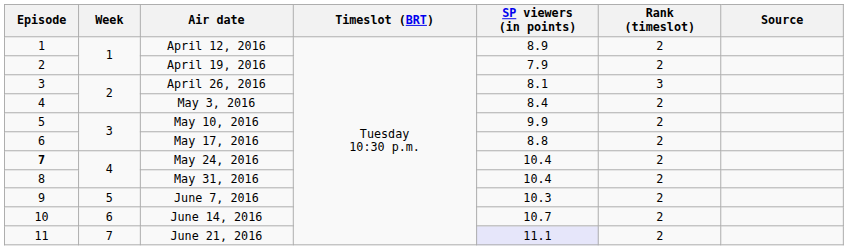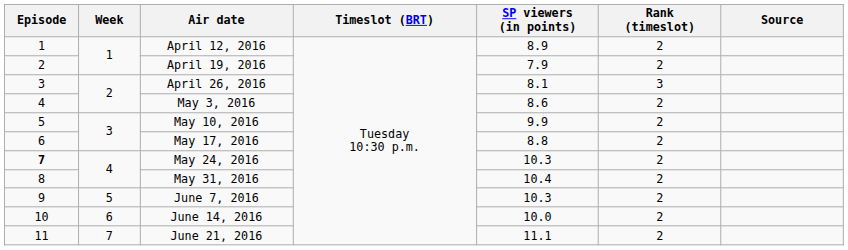(537, 103) 8.4 -> (537, 103) 8.6
(537, 160) 10.4 -> (537, 160) 10.3
(537, 217) 10.7 -> (537, 217) 10.0
(537, 236) lavender background -> (537, 236) no background
